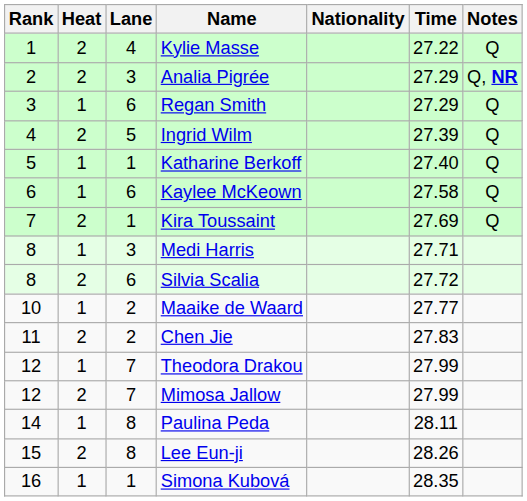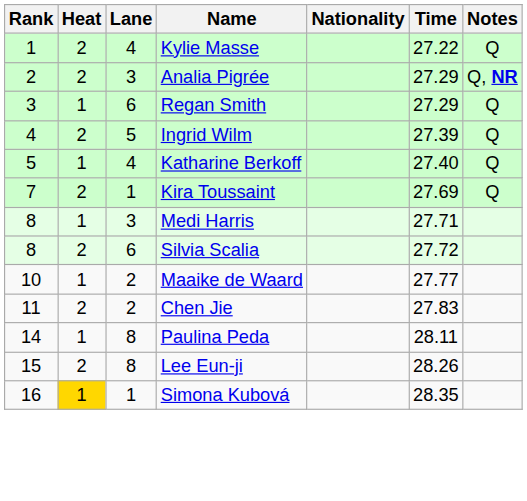(131, 163) 1 -> (131, 163) 4
- row: (231, 192)
- row: (232, 366)
- row: (221, 395)
(82, 481) no background -> (82, 395) gold background
